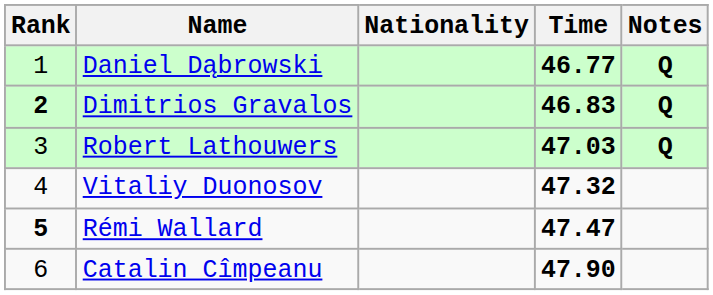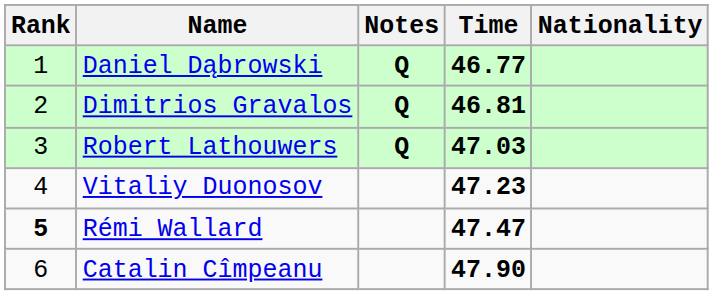columns swapped: (447, 25) <-> (665, 25)
(41, 107) bold -> (41, 107) normal
(578, 107) 46.83 -> (488, 107) 46.81
(578, 188) 47.32 -> (488, 188) 47.23
